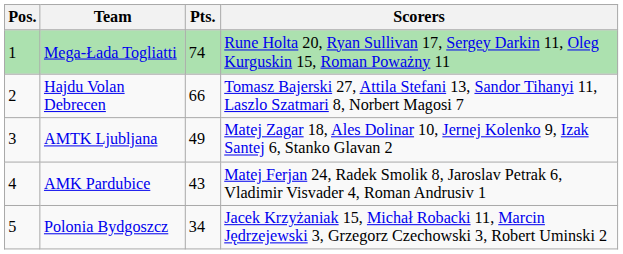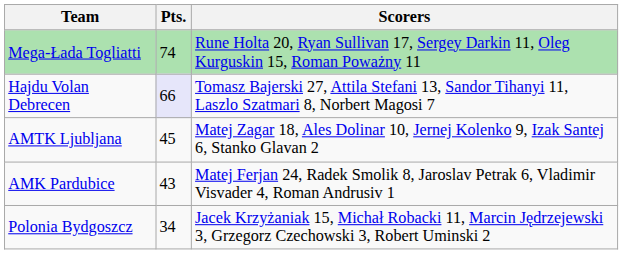- column: (22, 17)
(197, 95) no background -> (168, 95) lavender background
(197, 139) 49 -> (168, 139) 45
